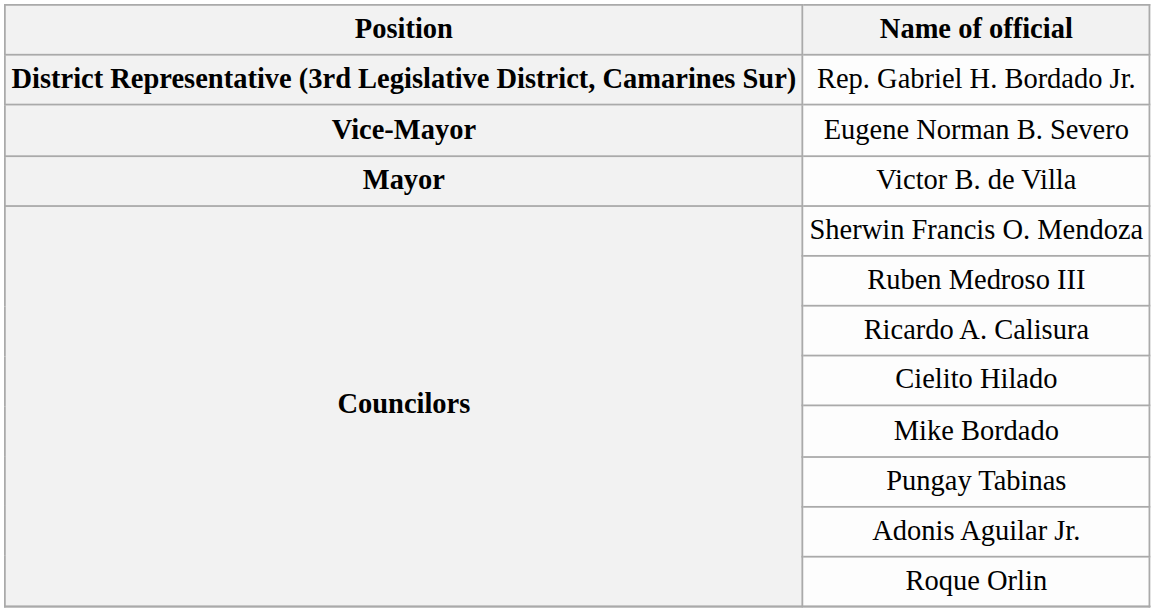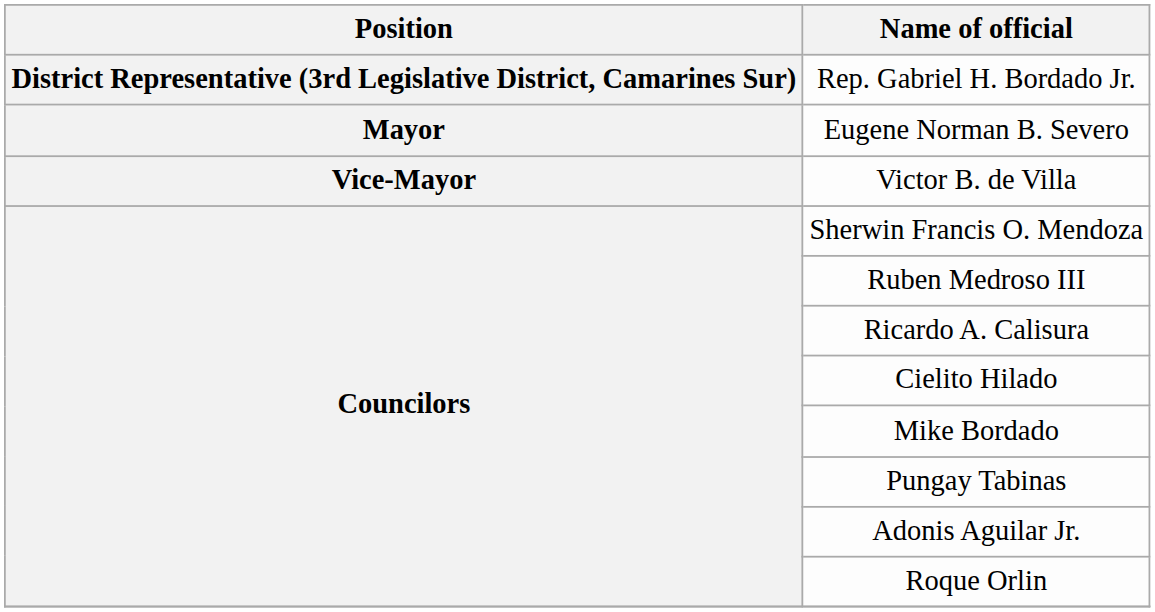(404, 129) Vice-Mayor -> (404, 129) Mayor
(404, 179) Mayor -> (404, 179) Vice-Mayor
